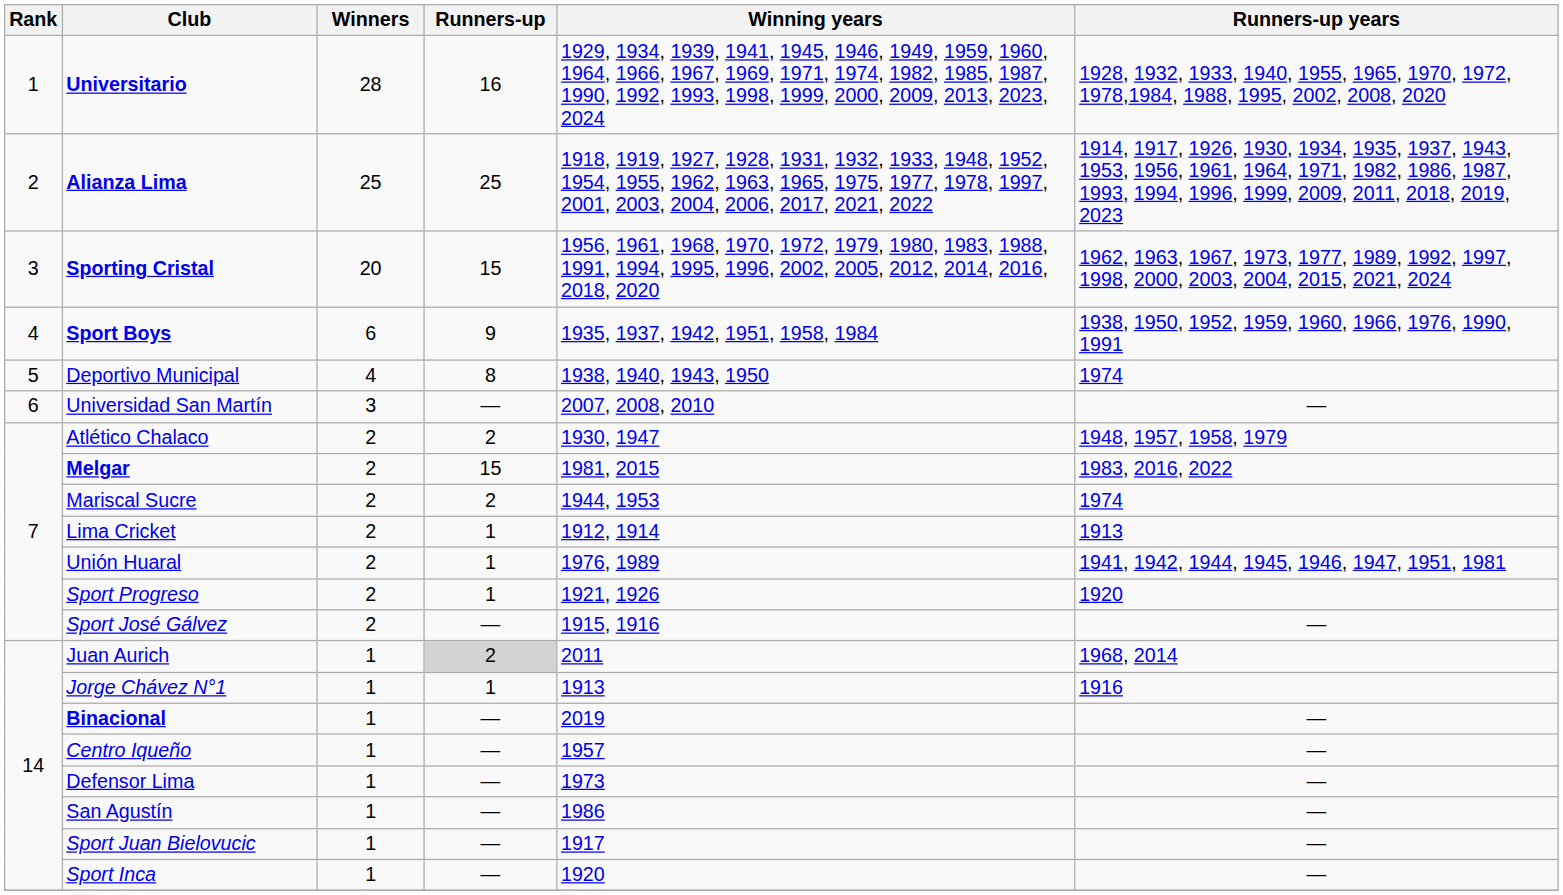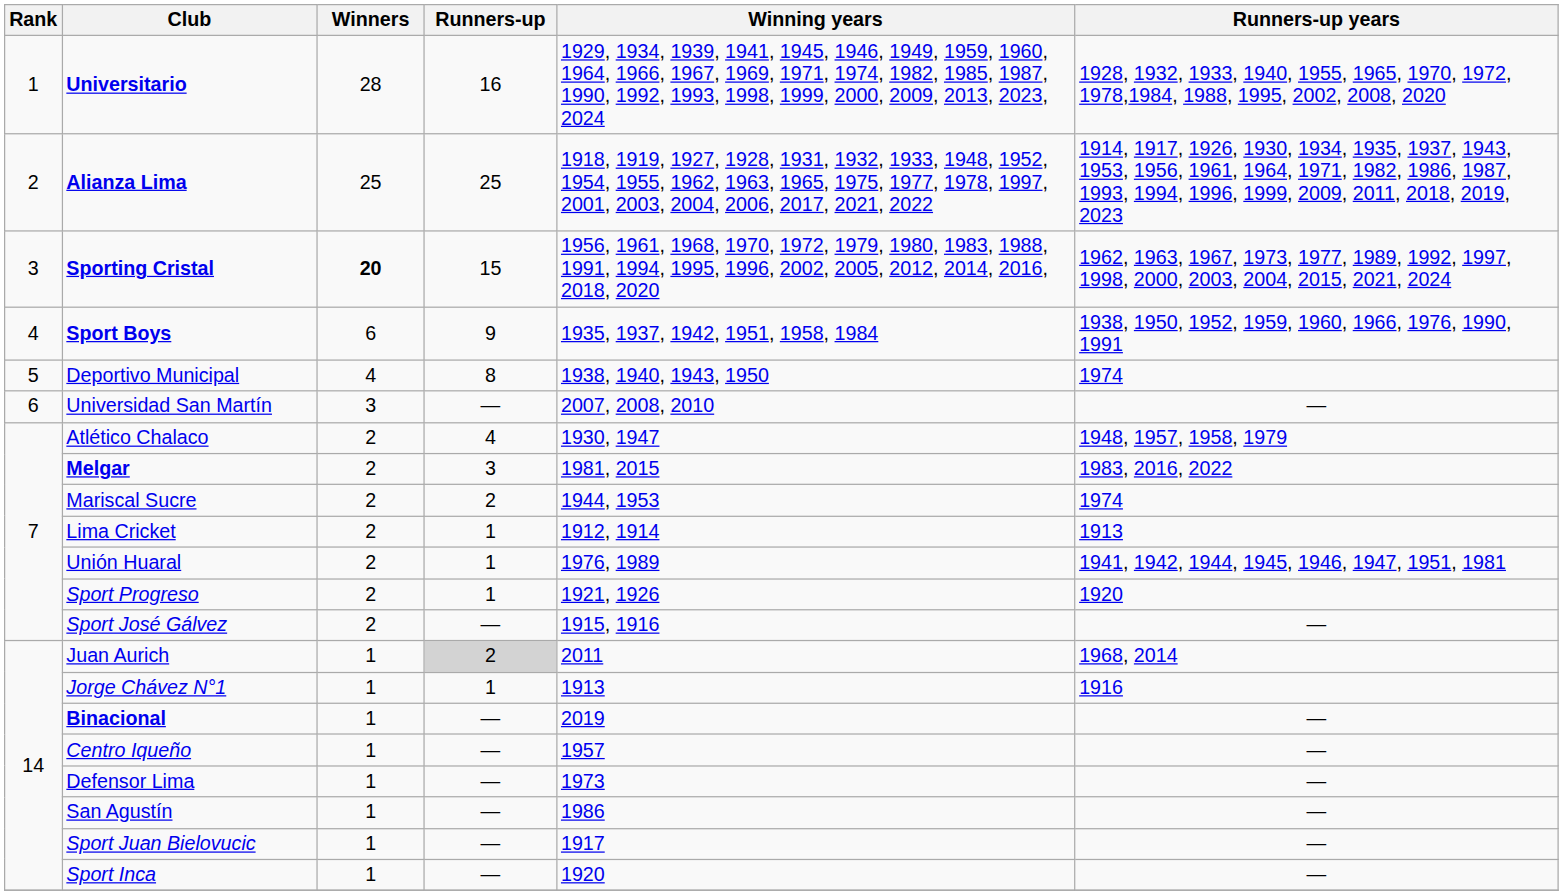(371, 268) normal -> (371, 268) bold
(490, 437) 2 -> (490, 437) 4
(490, 469) 15 -> (490, 469) 3
